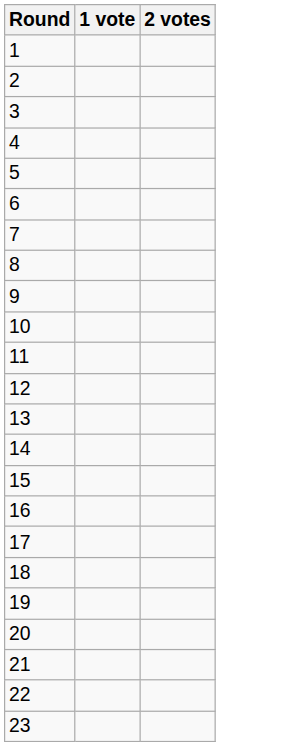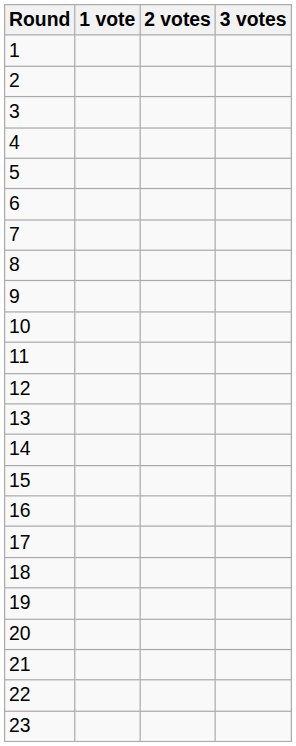+ column: (253, 19)
